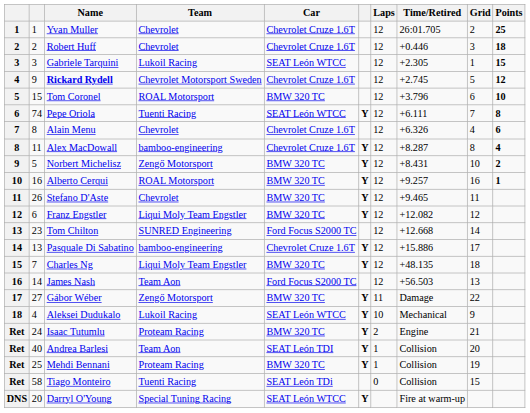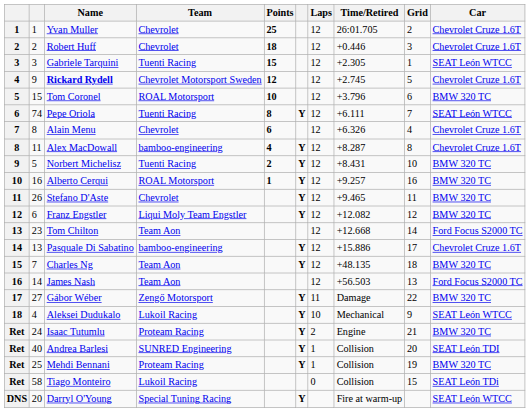columns swapped: (311, 13) <-> (509, 13)
(168, 63) Lukoil Racing -> (167, 63) Tuenti Racing
(176, 164) Zengő Motorsport -> (167, 164) Tuenti Racing
(185, 231) SUNRED Engineering -> (159, 231) Team Aon
(192, 264) Liqui Moly Team Engstler -> (159, 264) Team Aon
(159, 348) Team Aon -> (185, 348) SUNRED Engineering
(167, 382) Tuenti Racing -> (168, 382) Lukoil Racing
